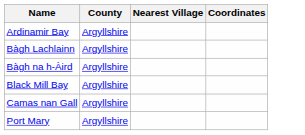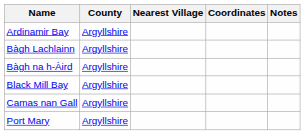+ column: (284, 13)
